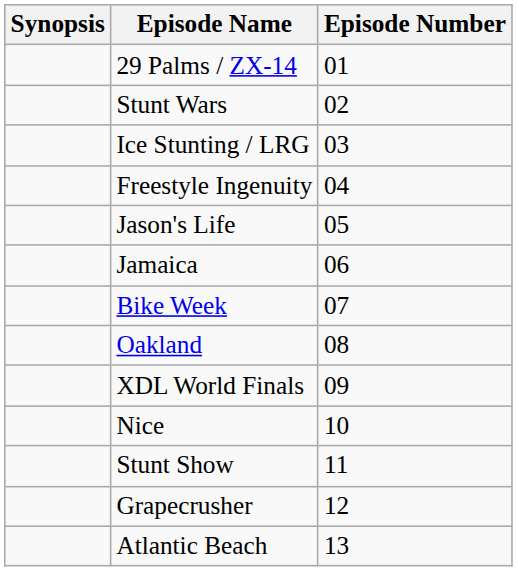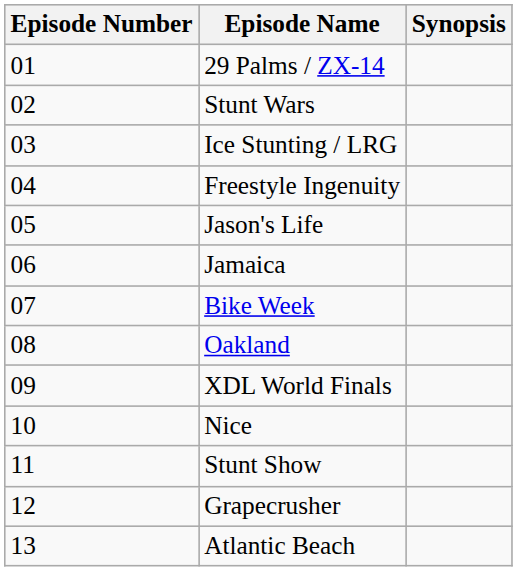columns swapped: (415, 24) <-> (58, 24)
